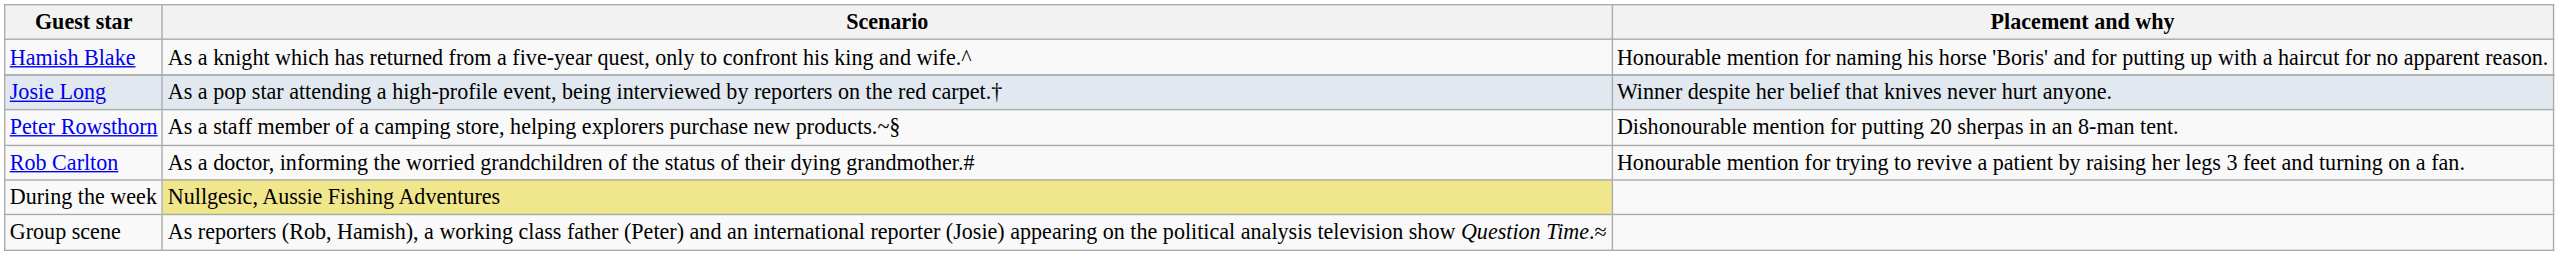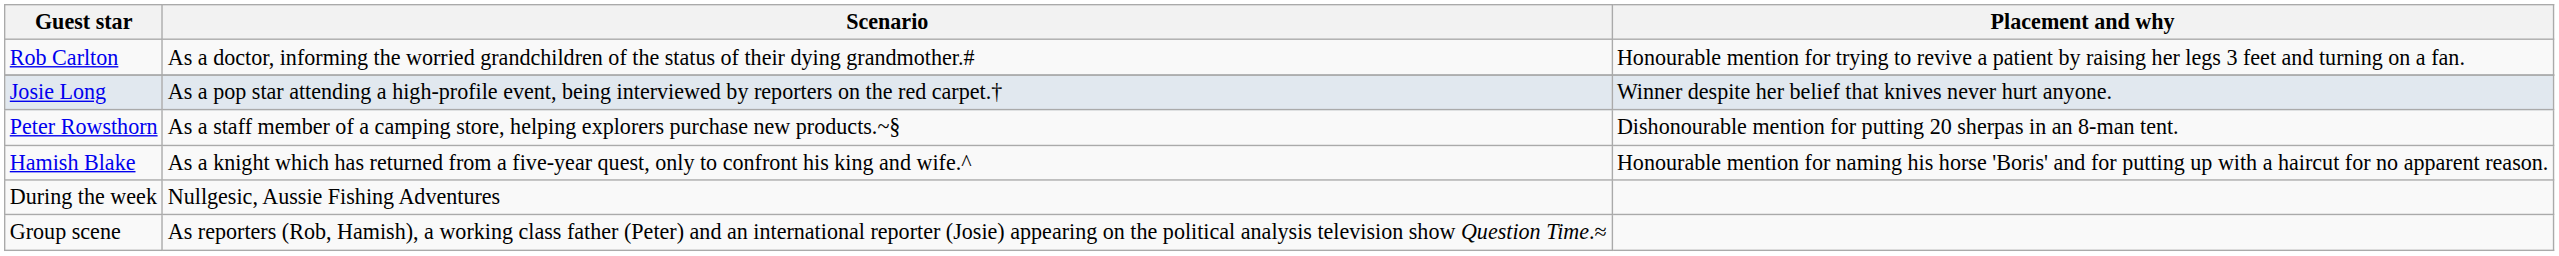rows swapped: (73, 57) <-> (64, 162)
(334, 197) khaki background -> (334, 197) no background
